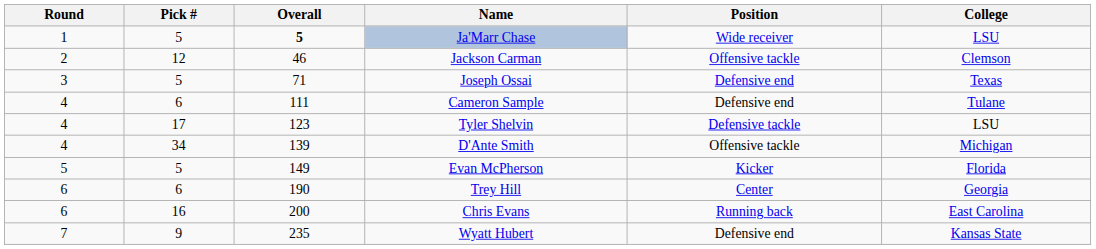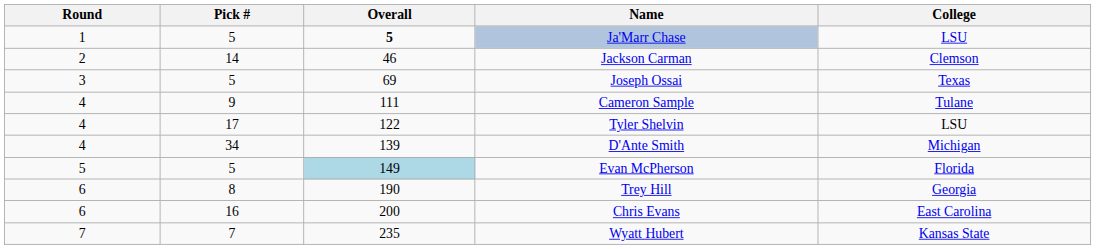- column: (754, 15)
(179, 59) 12 -> (232, 59) 14
(299, 80) 71 -> (390, 80) 69
(179, 102) 6 -> (232, 102) 9
(299, 124) 123 -> (390, 124) 122
(299, 168) no background -> (390, 168) lightblue background
(179, 189) 6 -> (232, 189) 8
(179, 233) 9 -> (232, 233) 7
